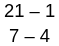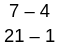rows swapped: (30, 36) <-> (30, 11)
